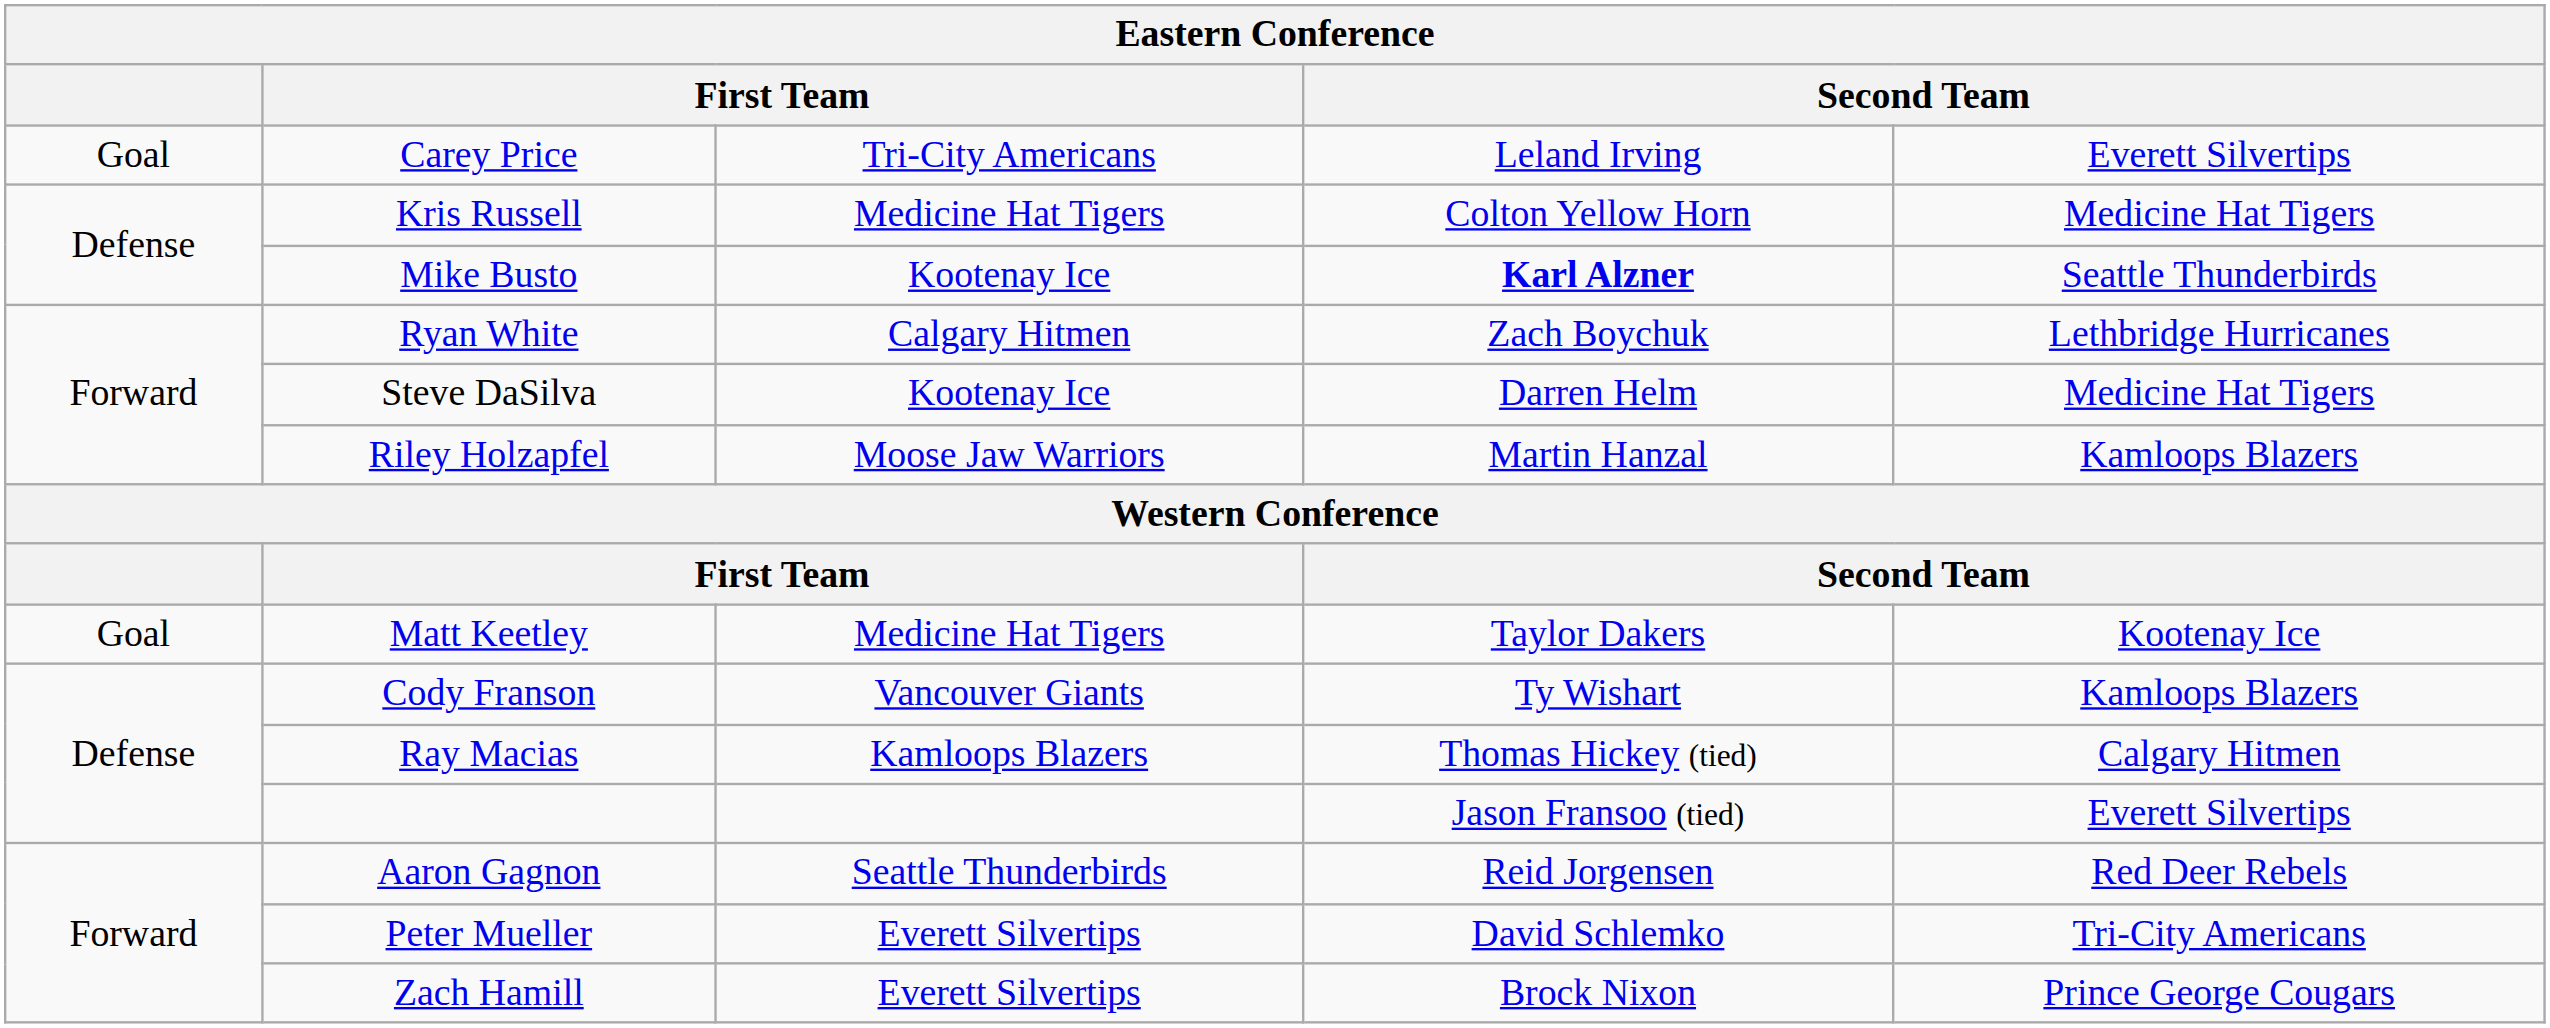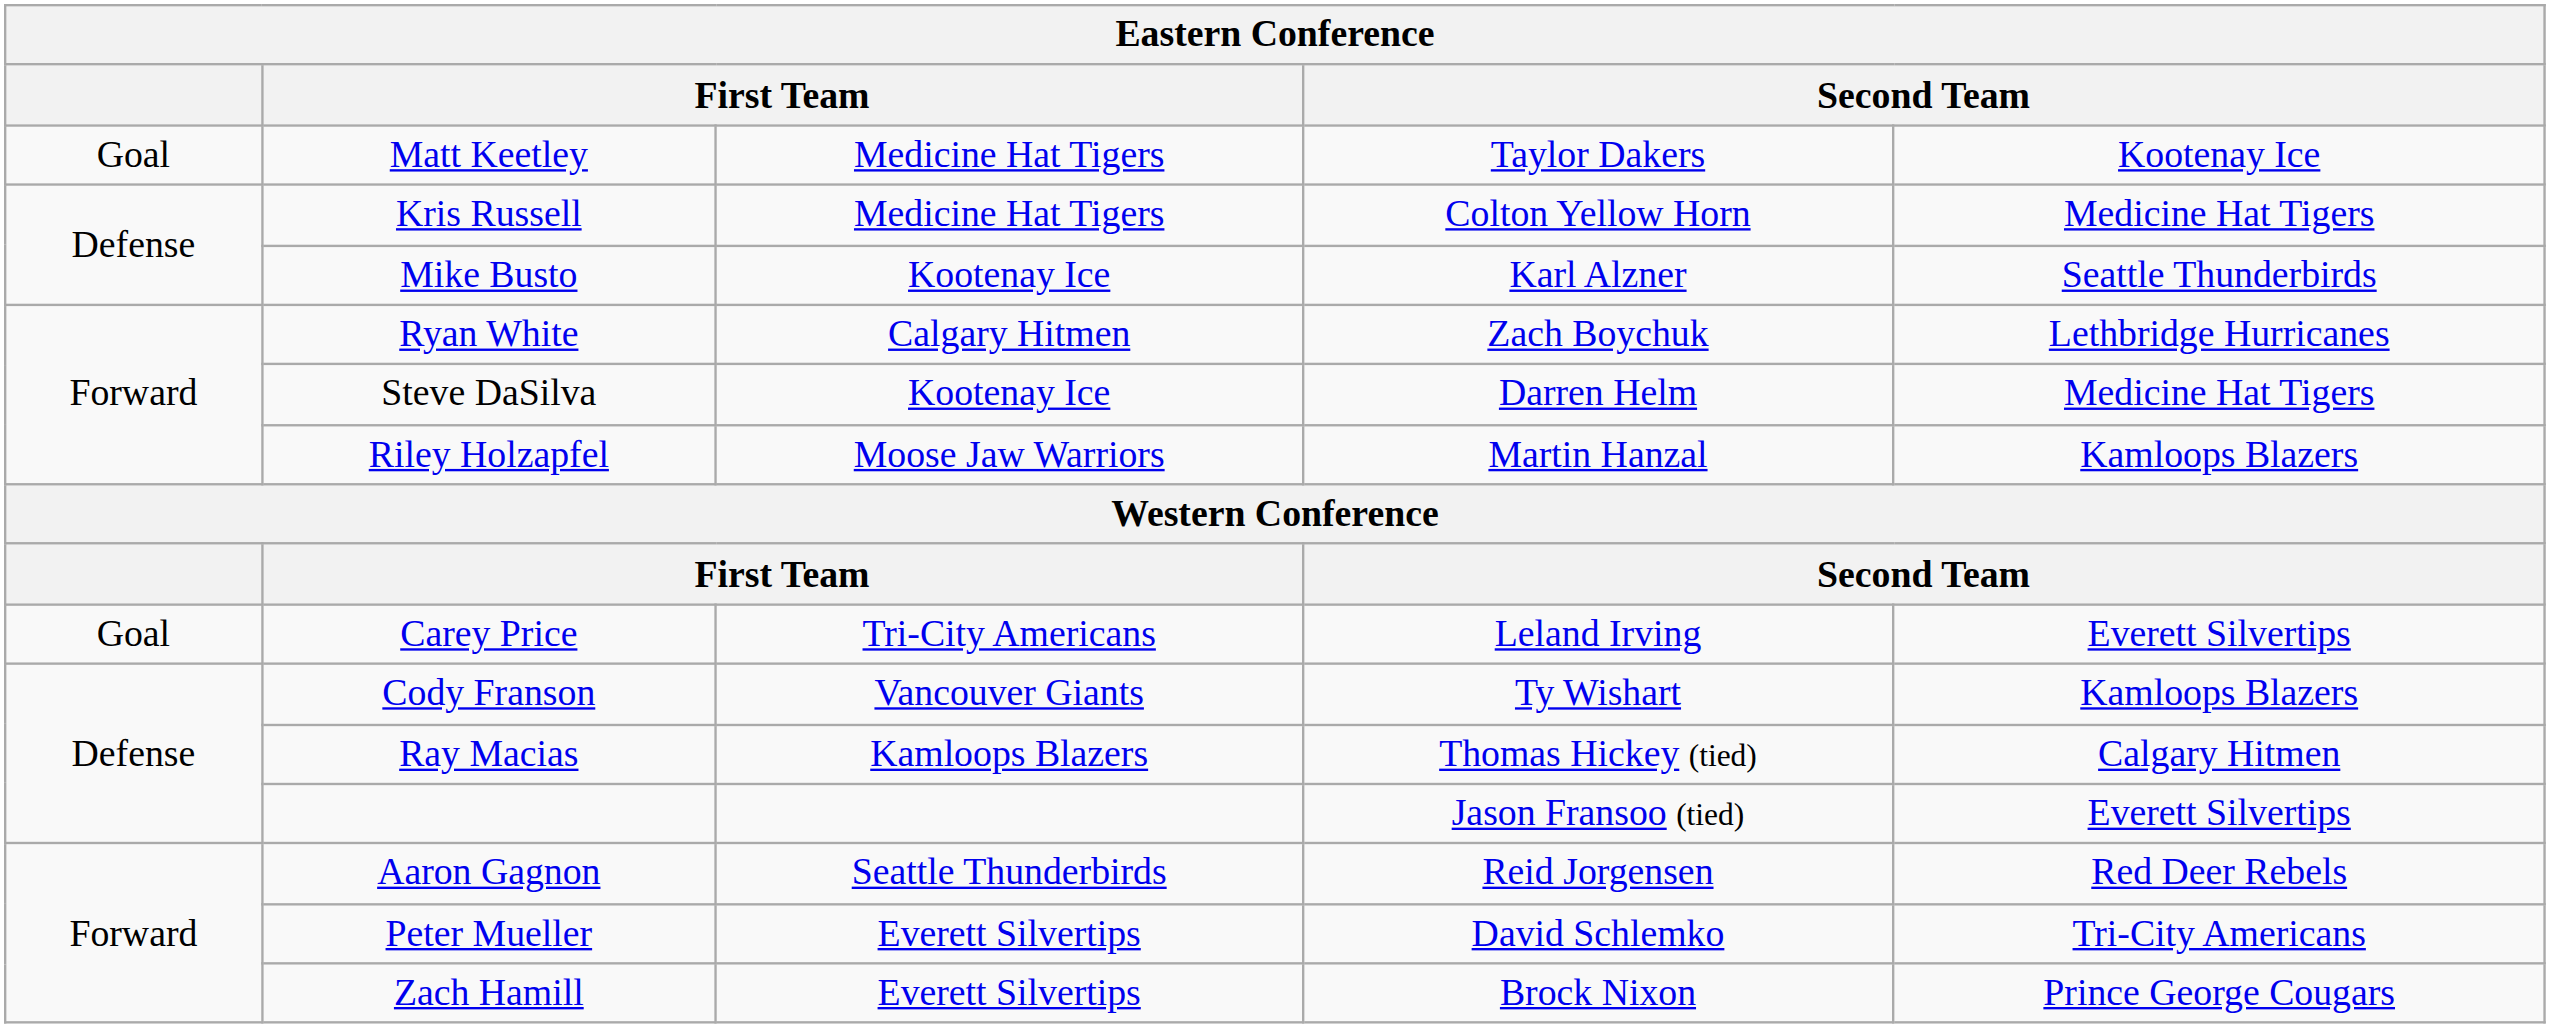rows swapped: (489, 633) <-> (489, 154)
(1598, 273) bold -> (1598, 273) normal
